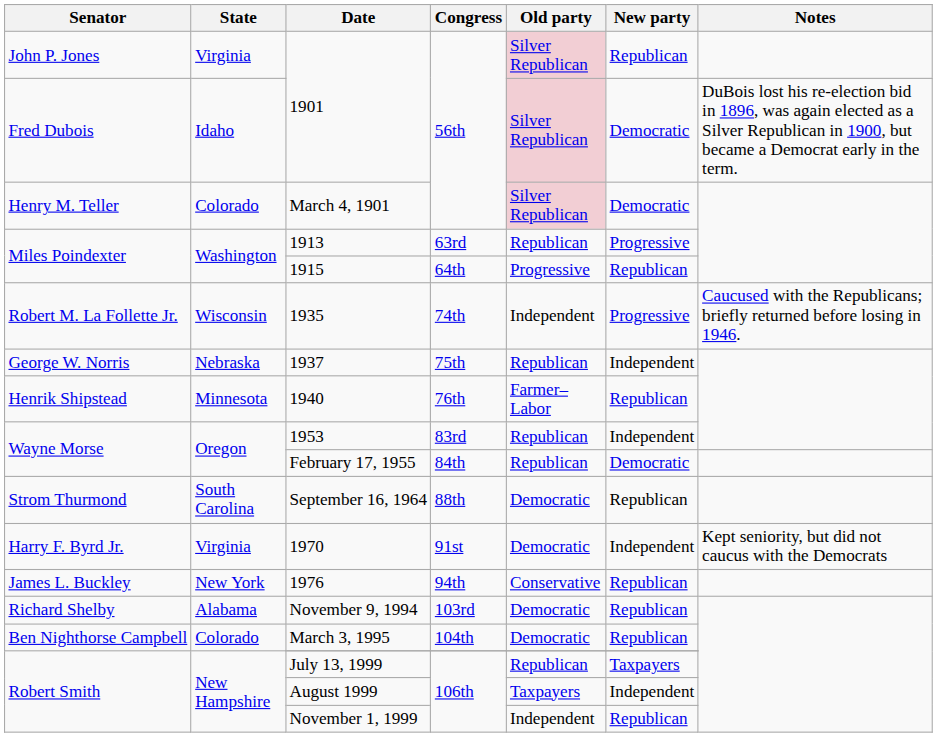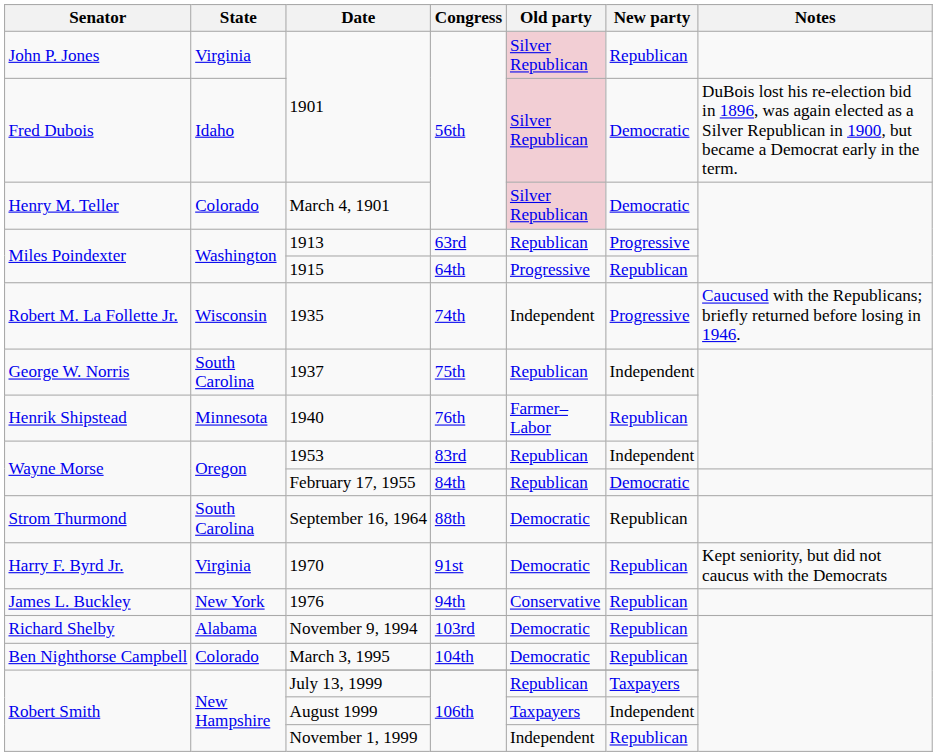(227, 362) Nebraska -> (225, 371) South Carolina
(652, 546) Independent -> (649, 565) Republican
